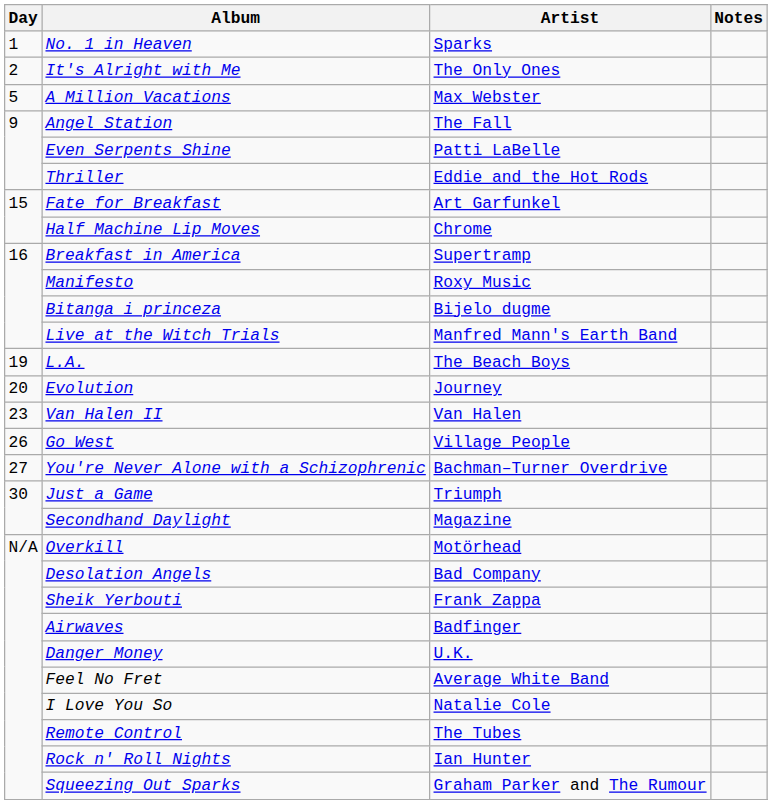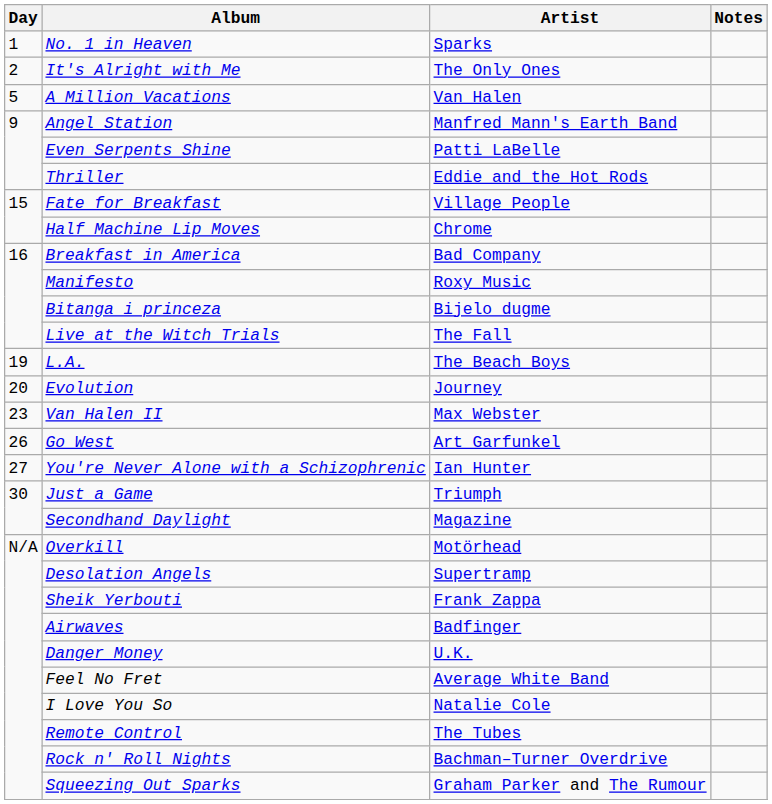(487, 97) Max Webster -> (477, 97) Van Halen
(473, 124) The Fall -> (555, 124) Manfred Mann's Earth Band
(497, 203) Art Garfunkel -> (502, 203) Village People
(482, 256) Supertramp -> (487, 256) Bad Company
(555, 336) Manfred Mann's Earth Band -> (473, 336) The Fall
(477, 415) Van Halen -> (487, 415) Max Webster
(502, 442) Village People -> (497, 442) Art Garfunkel
(551, 468) Bachman–Turner Overdrive -> (482, 468) Ian Hunter
(487, 574) Bad Company -> (482, 574) Supertramp
(482, 759) Ian Hunter -> (551, 759) Bachman–Turner Overdrive
